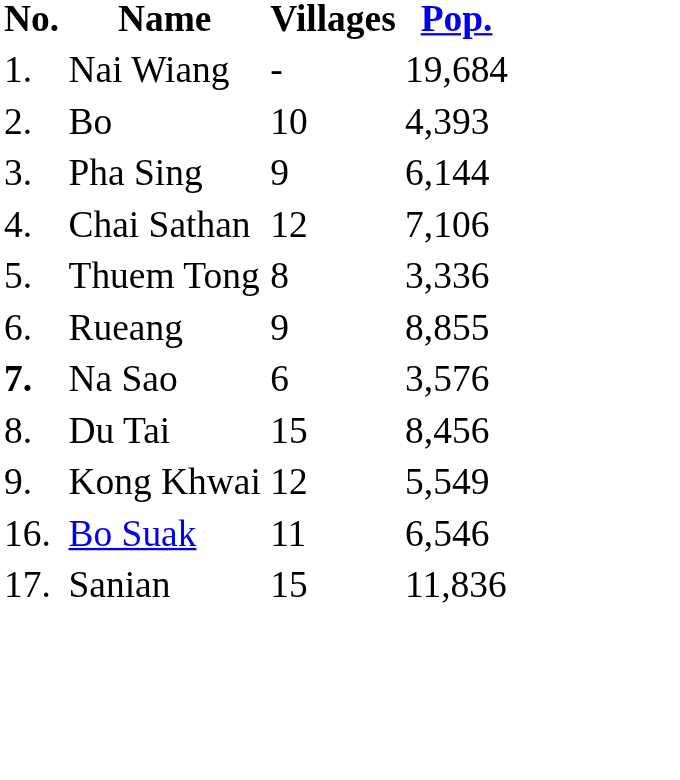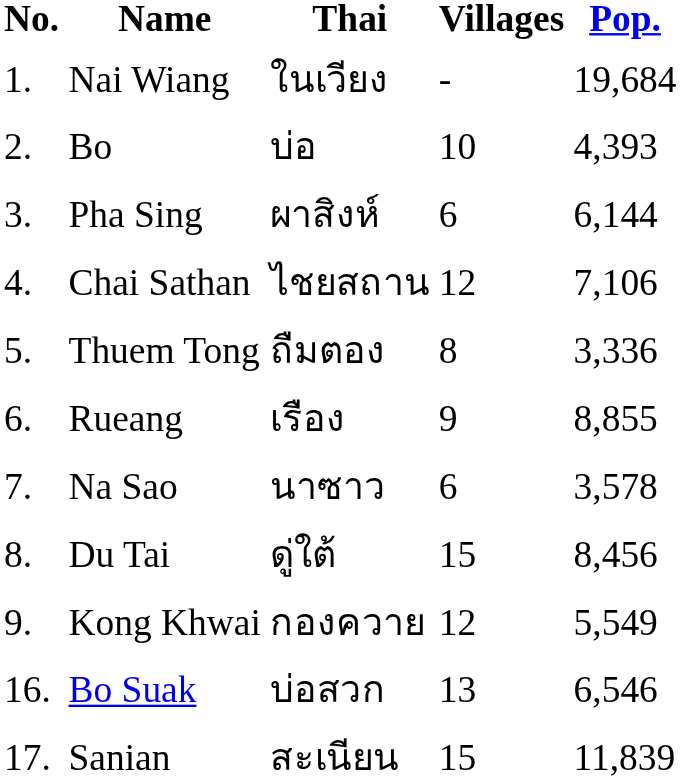+ column: (350, 18)
(280, 172) 9 -> (448, 213) 6
(18, 378) bold -> (18, 485) normal
(447, 378) 3,576 -> (616, 485) 3,578
(288, 533) 11 -> (457, 688) 13
(456, 584) 11,836 -> (624, 756) 11,839
